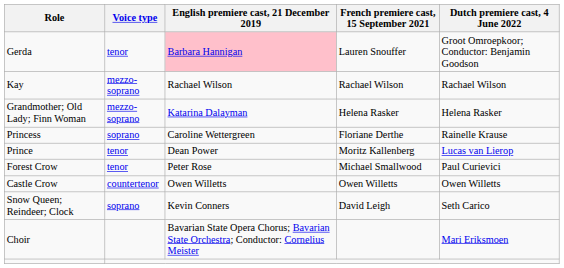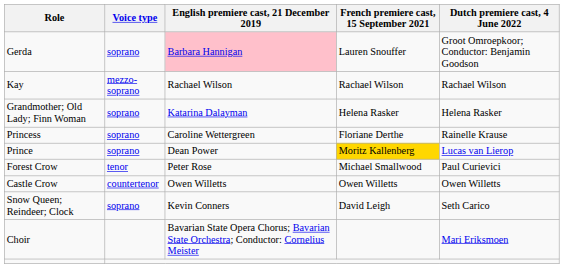(117, 51) tenor -> (123, 51) soprano
(123, 113) mezzo-soprano -> (123, 113) soprano
(117, 151) tenor -> (123, 151) soprano
(377, 151) no background -> (377, 151) gold background
